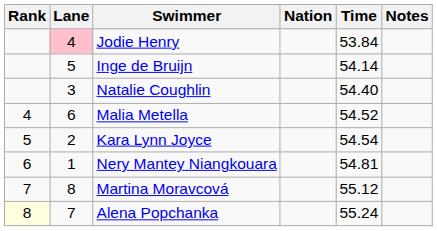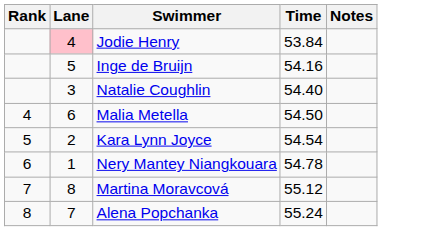- column: (308, 16)
(359, 66) 54.14 -> (303, 66) 54.16
(359, 115) 54.52 -> (303, 115) 54.50
(359, 164) 54.81 -> (303, 164) 54.78
(27, 213) lightyellow background -> (27, 213) no background
